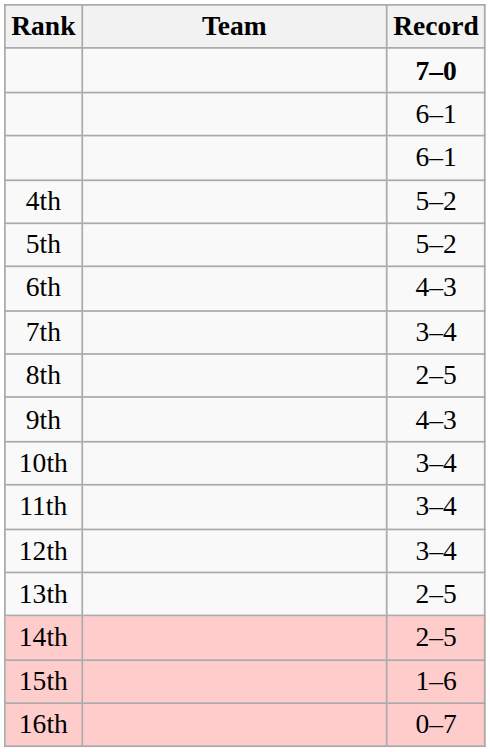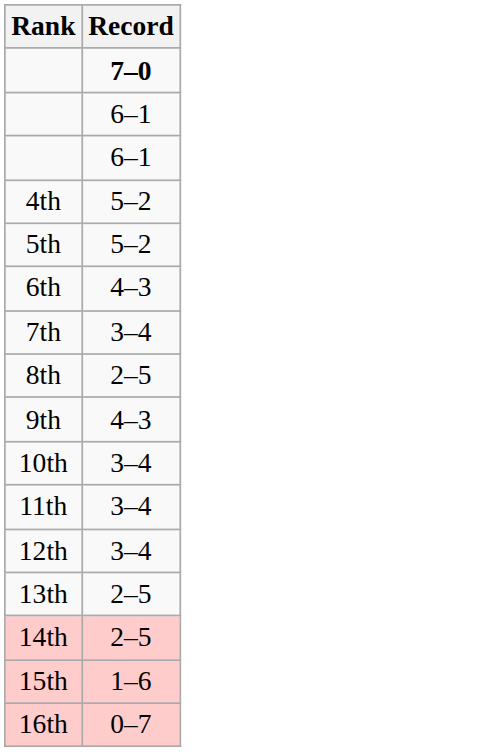- column: (234, 26)
